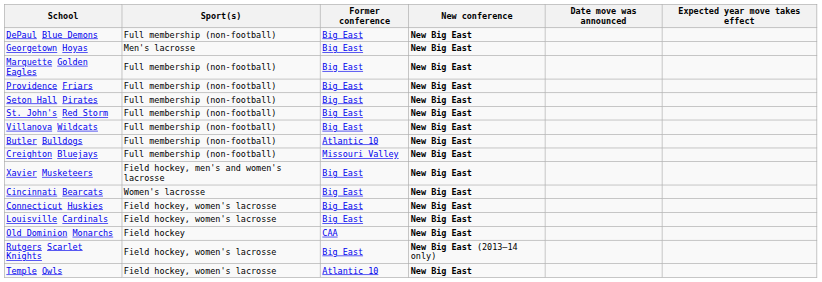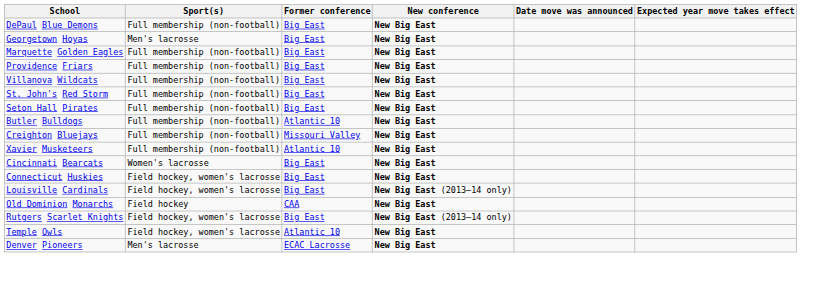rows swapped: (52, 100) <-> (52, 127)
(203, 173) Field hockey, men's and women's lacrosse -> (204, 149) Full membership (non-football)
(343, 173) Big East -> (312, 149) Atlantic 10
(441, 219) New Big East -> (443, 190) New Big East (2013–14 only)
+ row: (44, 245)
